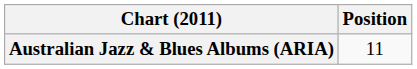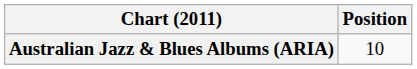(375, 49) 11 -> (375, 49) 10
